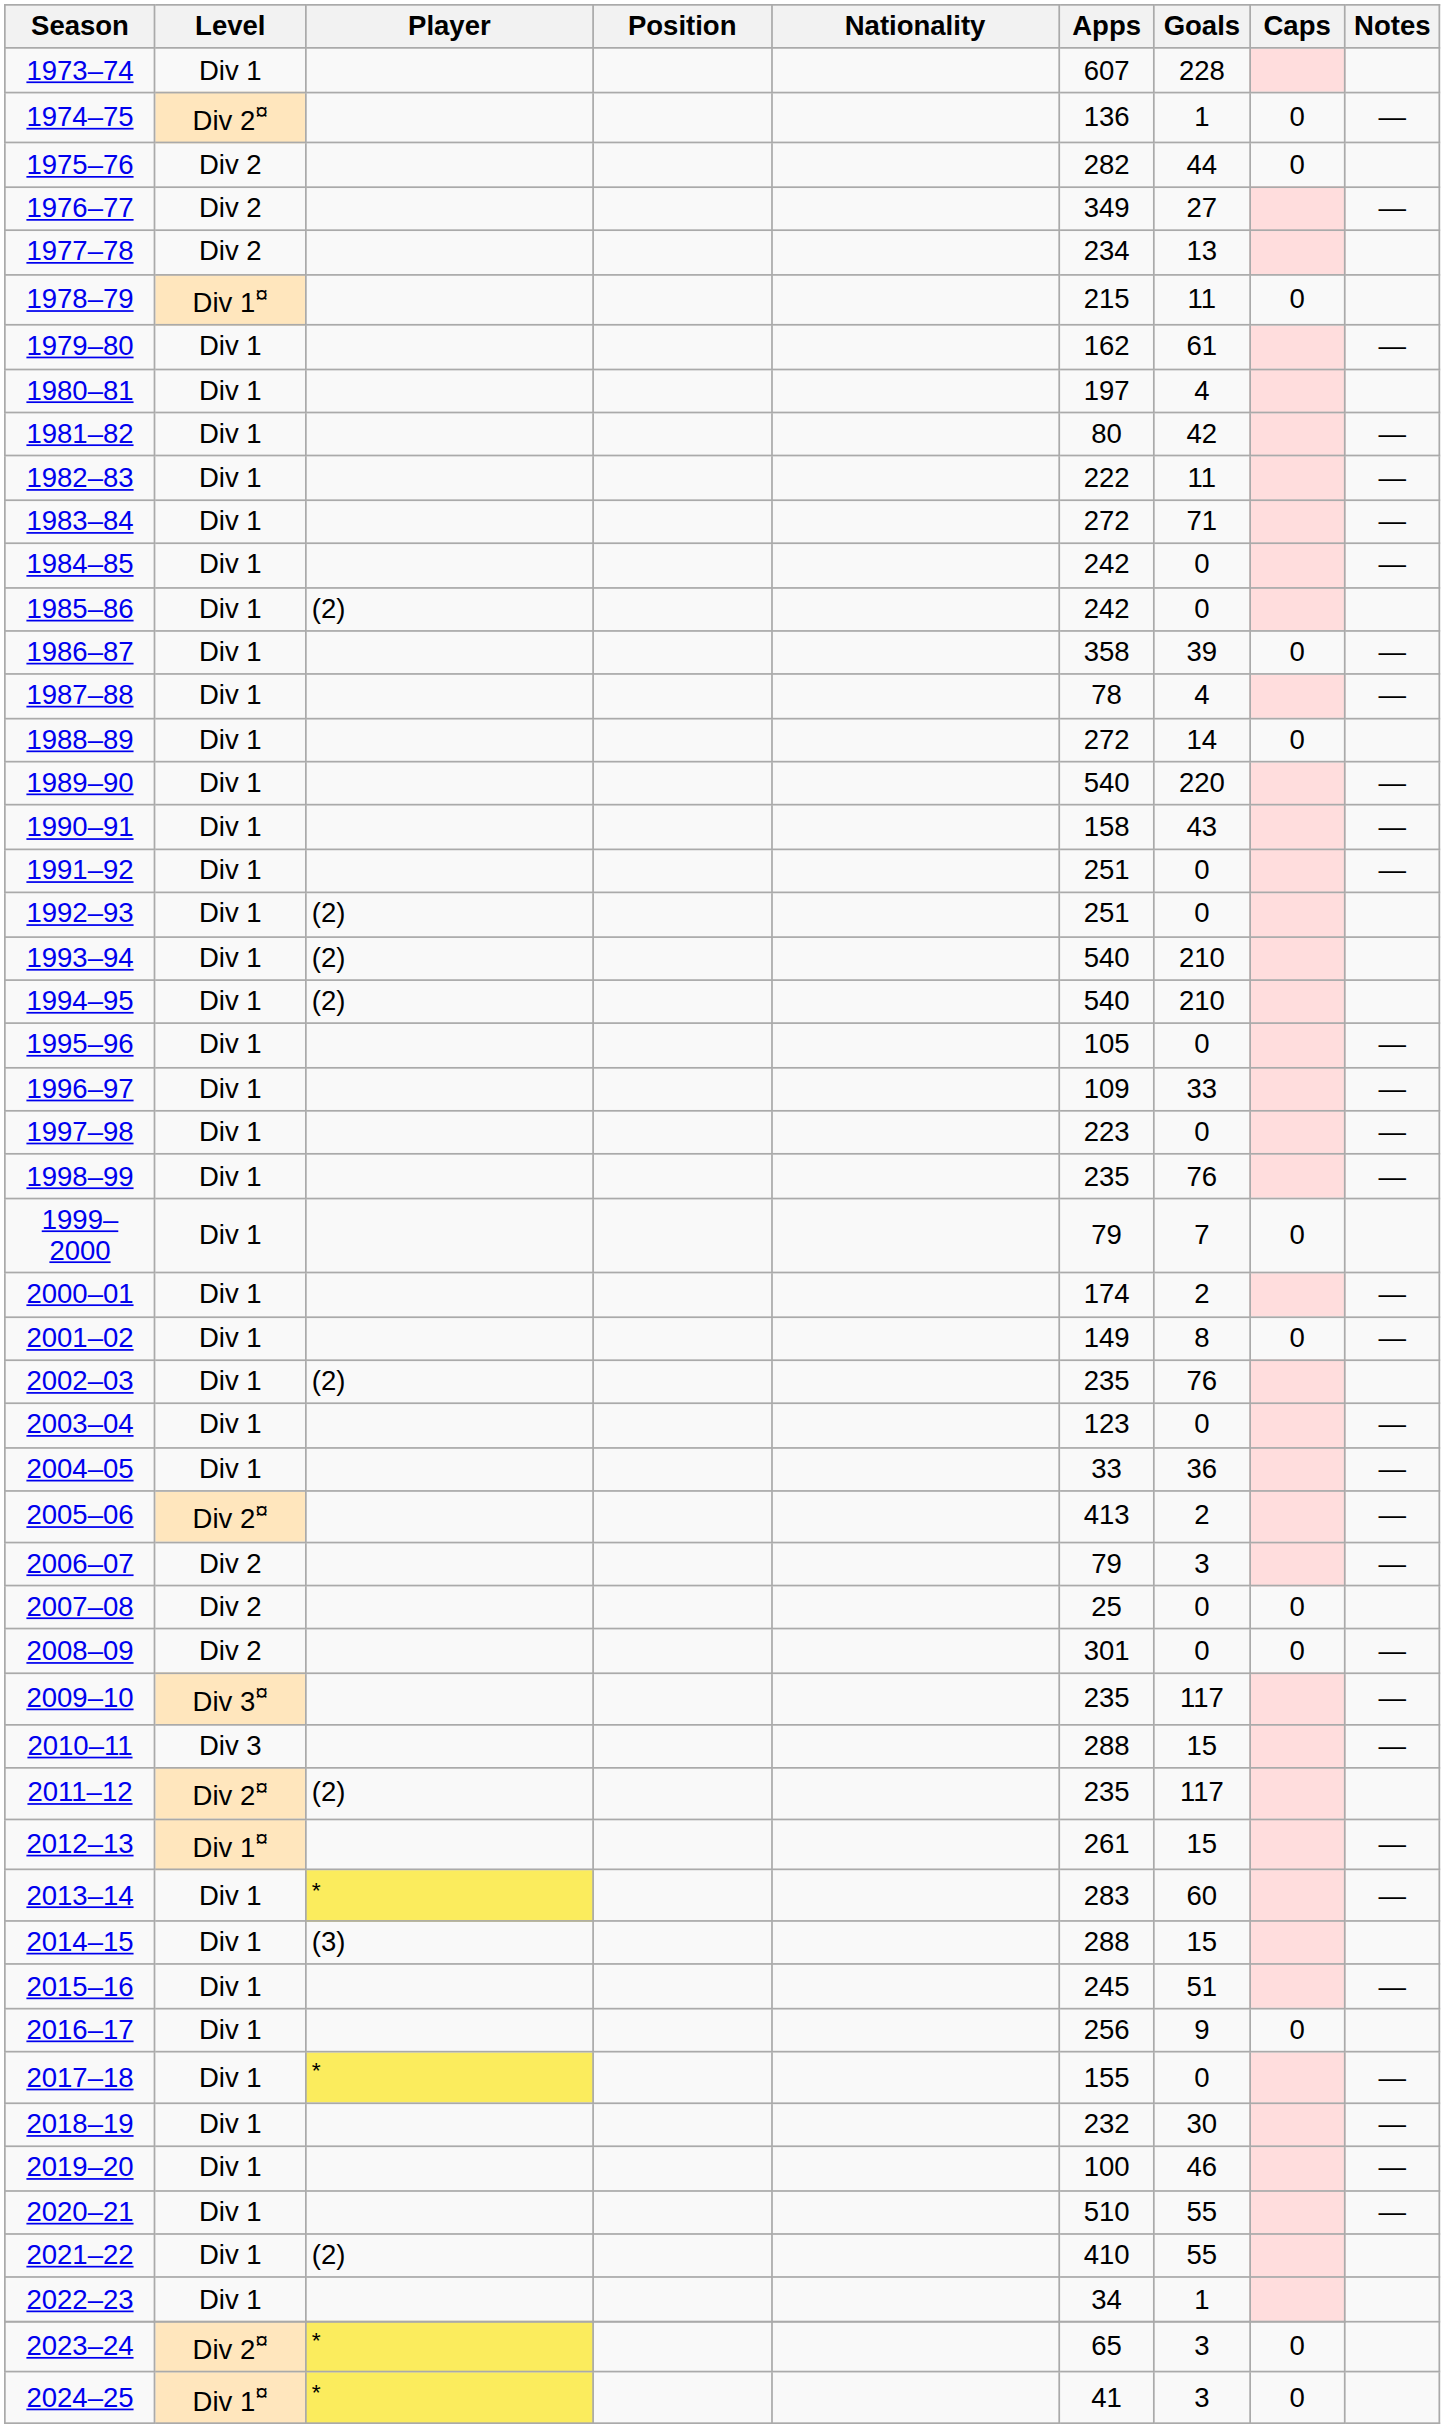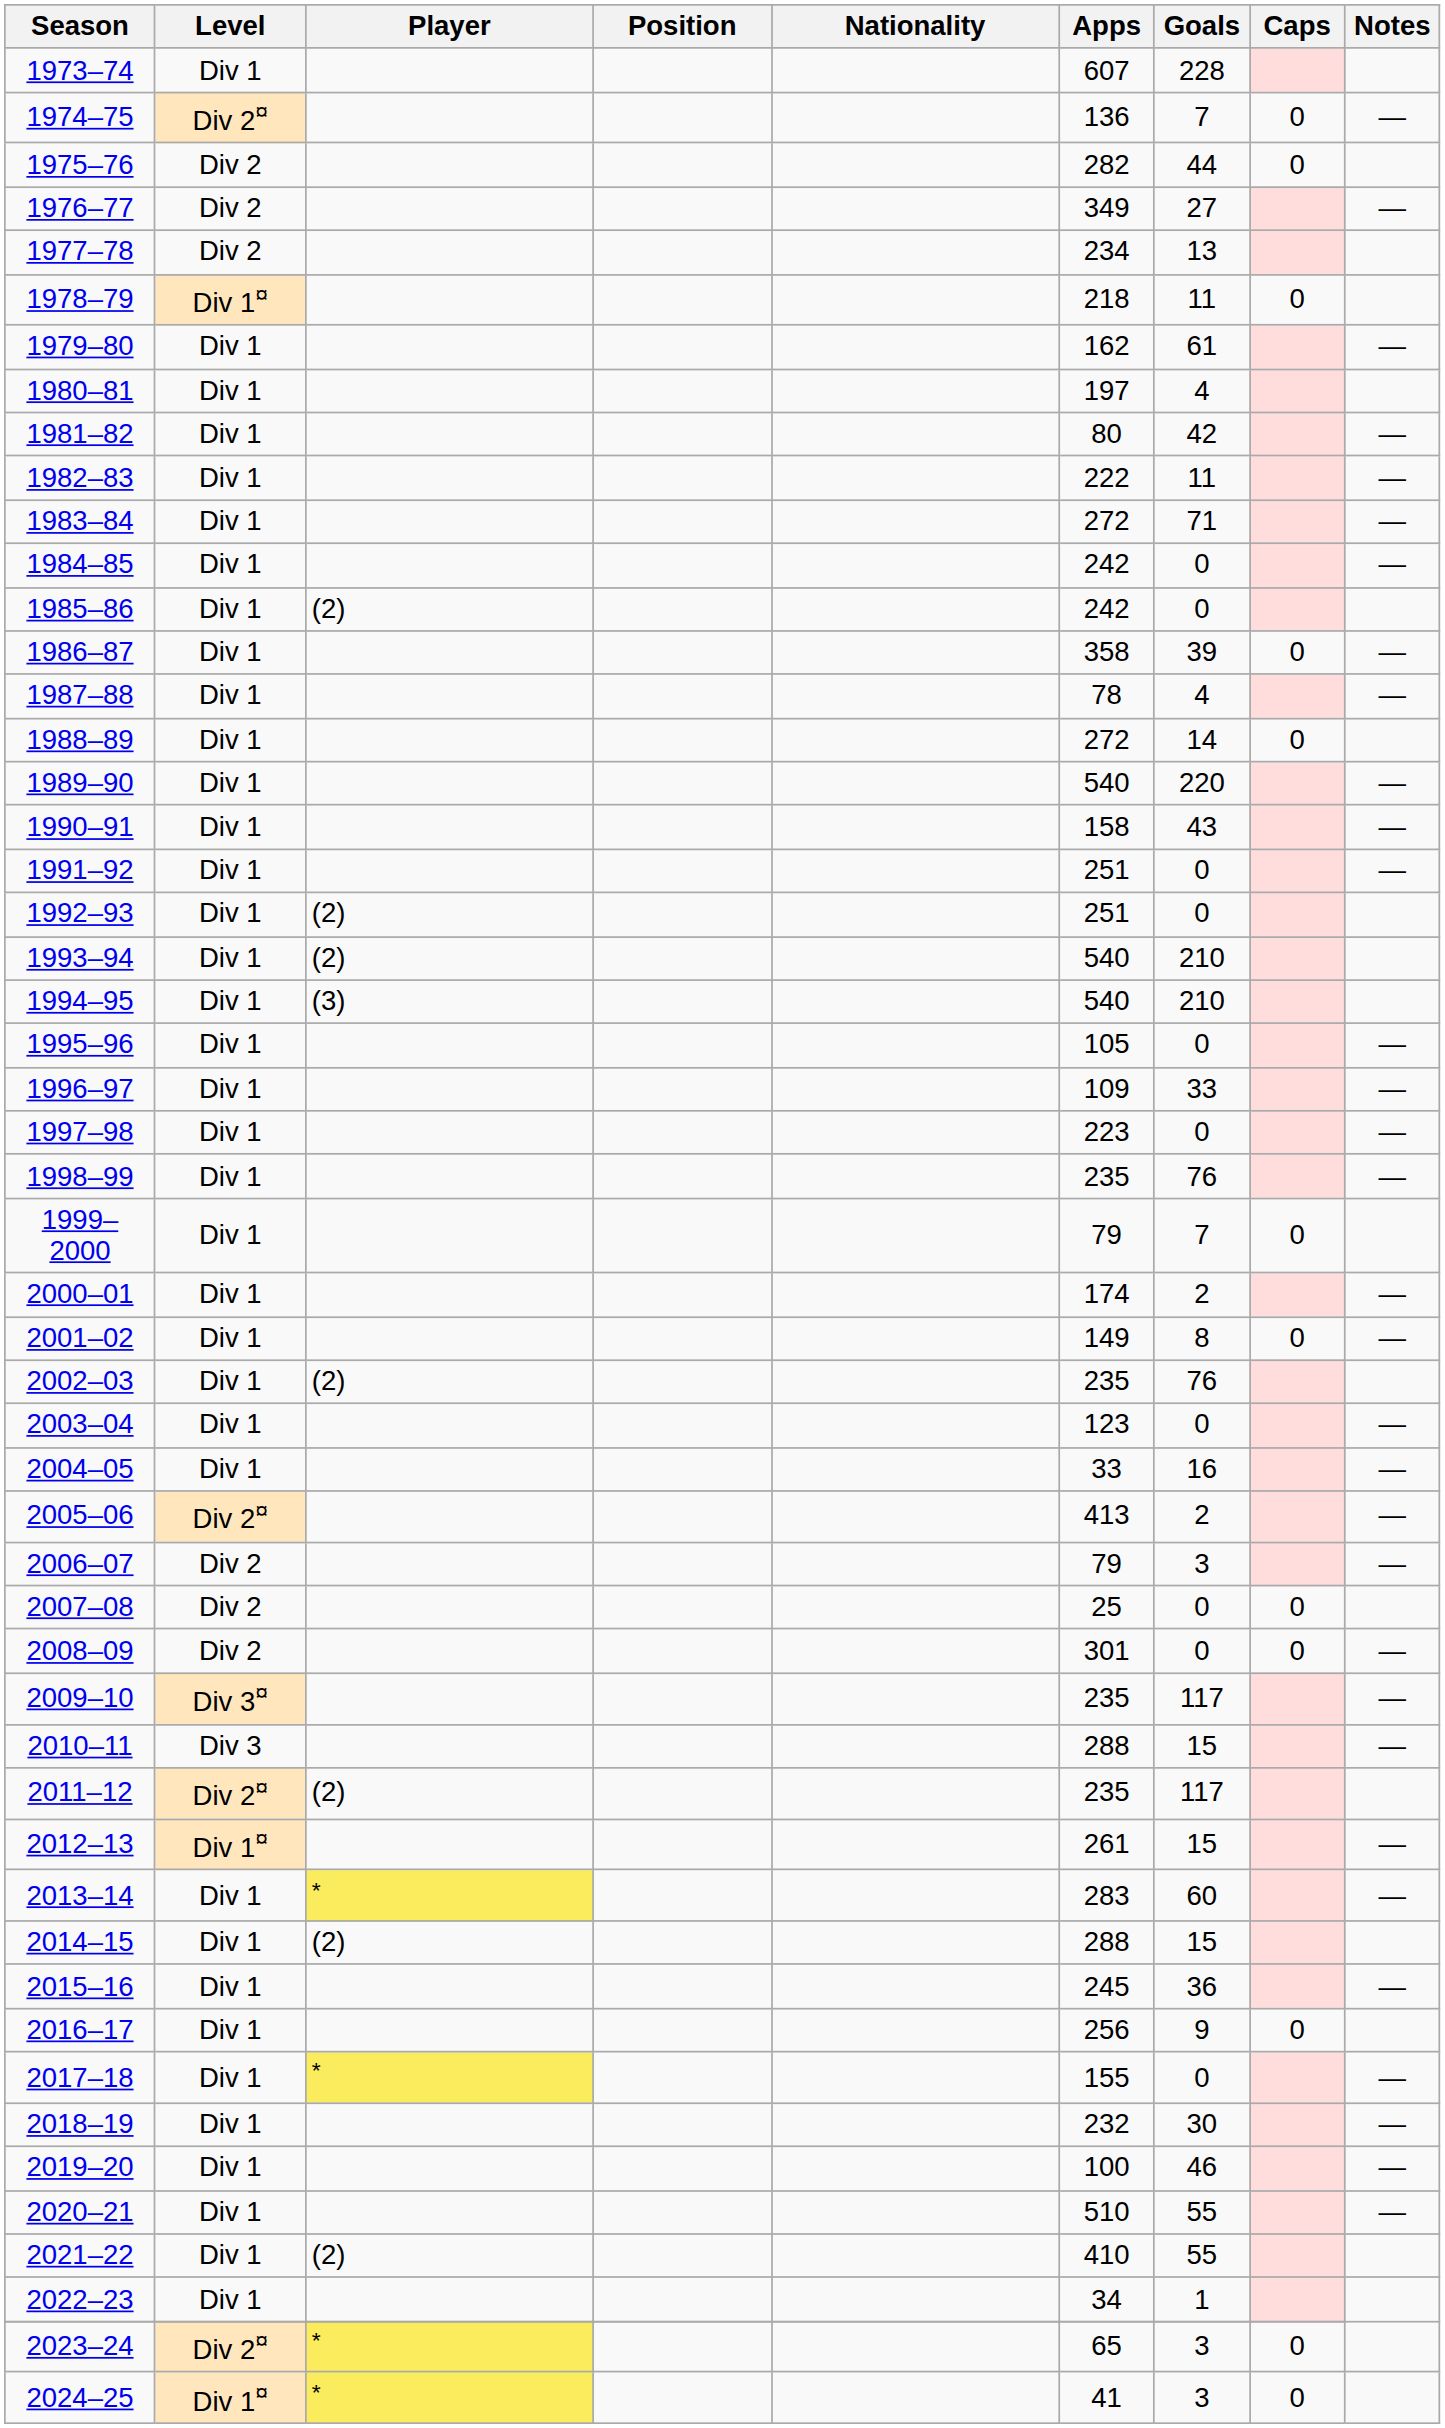(1202, 117) 1 -> (1202, 117) 7
(1107, 299) 215 -> (1107, 299) 218
(329, 1001) (2) -> (329, 1001) (3)
(1202, 1468) 36 -> (1202, 1468) 16
(329, 1942) (3) -> (329, 1942) (2)
(1202, 1986) 51 -> (1202, 1986) 36
